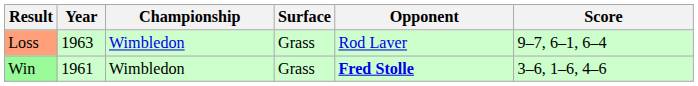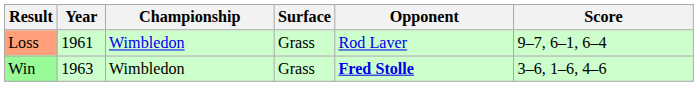(77, 42) 1963 -> (77, 42) 1961
(77, 68) 1961 -> (77, 68) 1963
